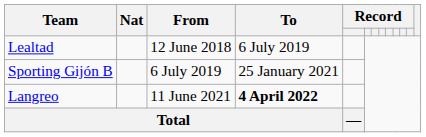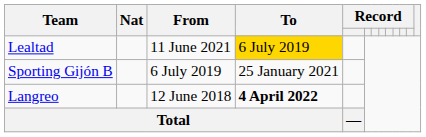(191, 47) 12 June 2018 -> (191, 47) 11 June 2021
(274, 47) no background -> (274, 47) gold background
(191, 95) 11 June 2021 -> (191, 95) 12 June 2018
